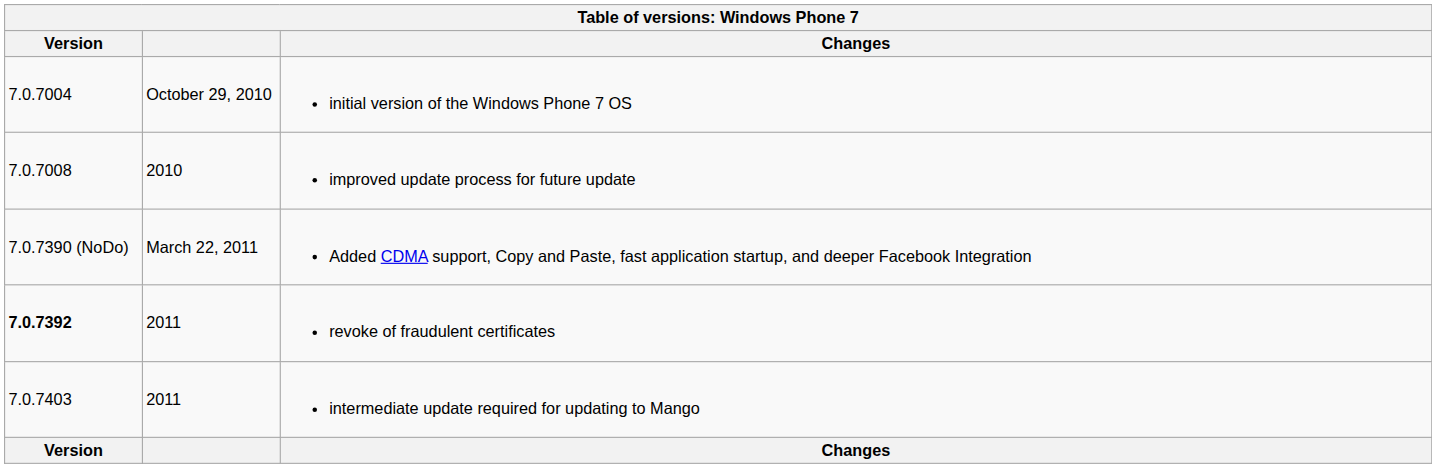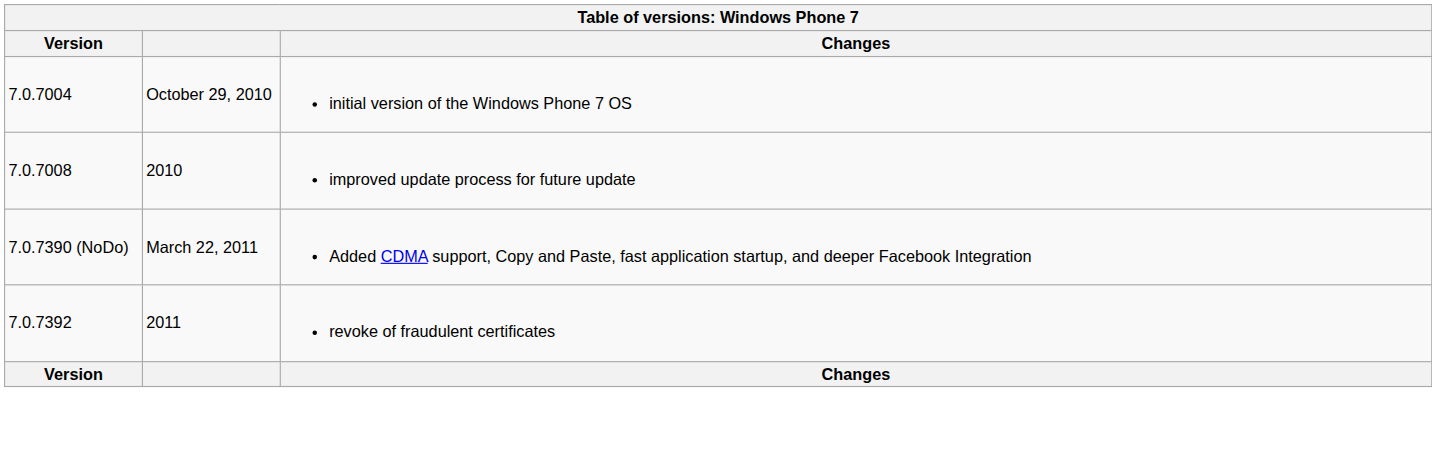(40, 323) bold -> (40, 323) normal
- row: (856, 409)
